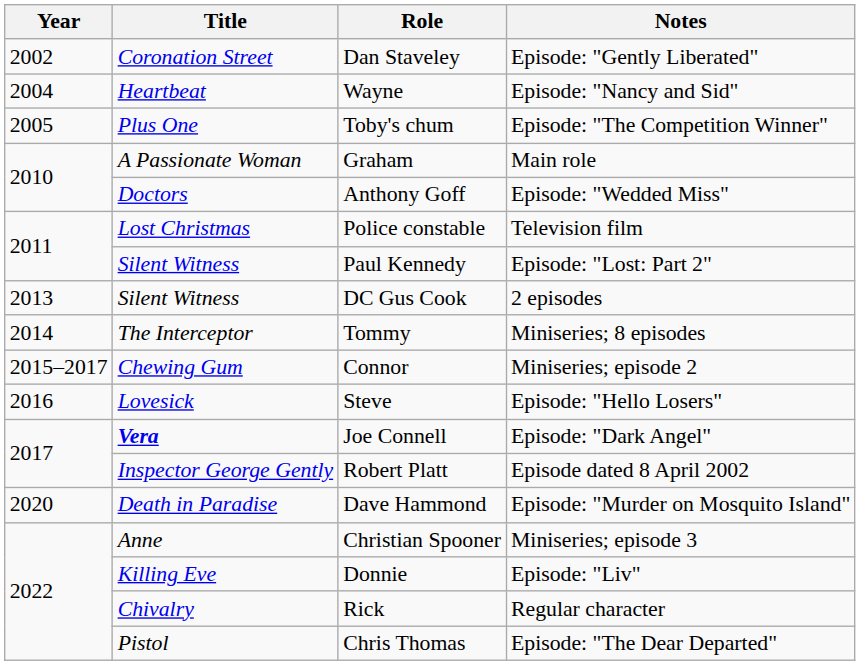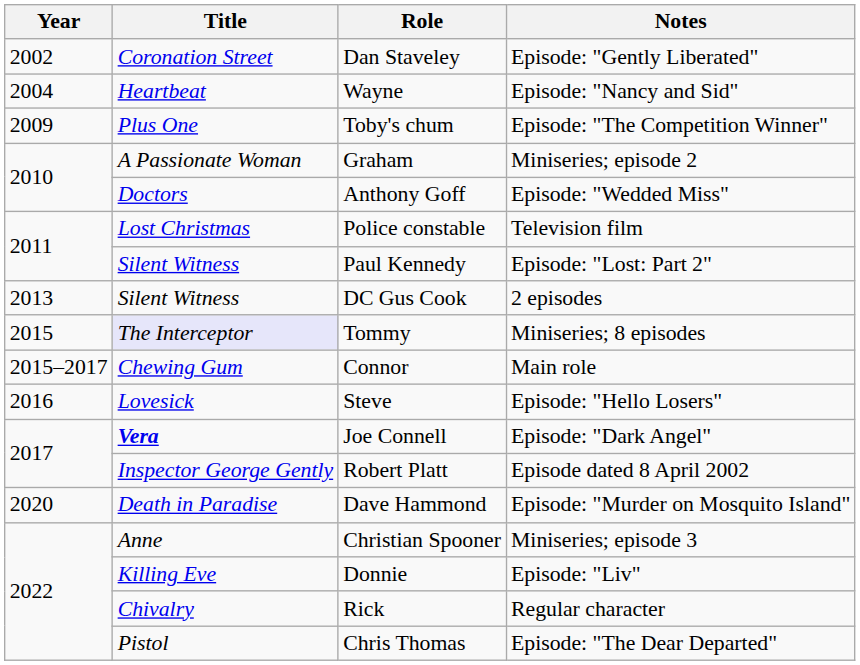(31, 125) 2005 -> (31, 125) 2009
(554, 159) Main role -> (604, 159) Miniseries; episode 2
(31, 332) 2014 -> (31, 332) 2015
(185, 332) no background -> (185, 332) lavender background
(604, 366) Miniseries; episode 2 -> (554, 366) Main role
